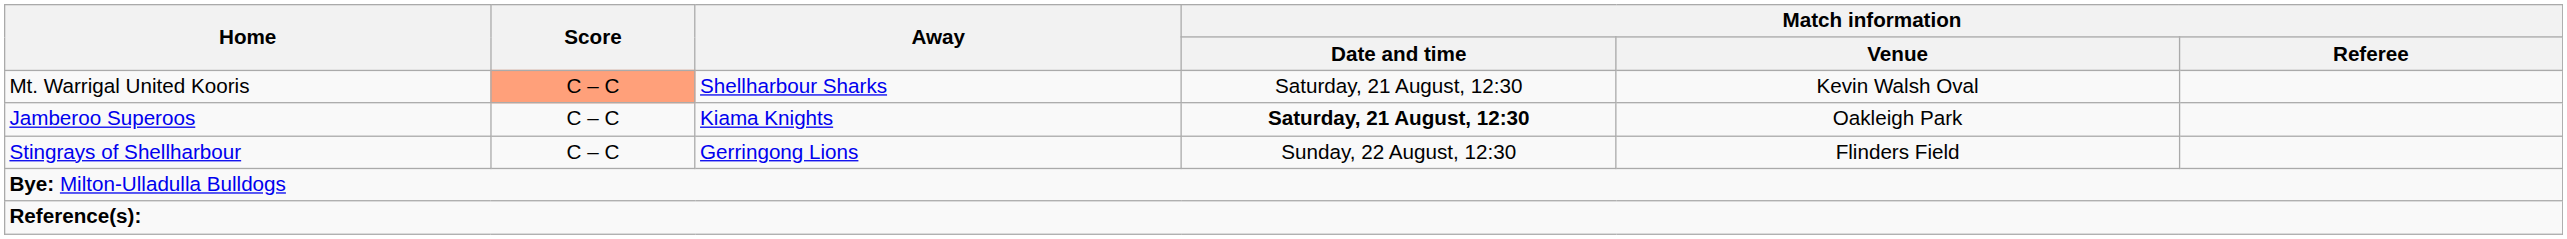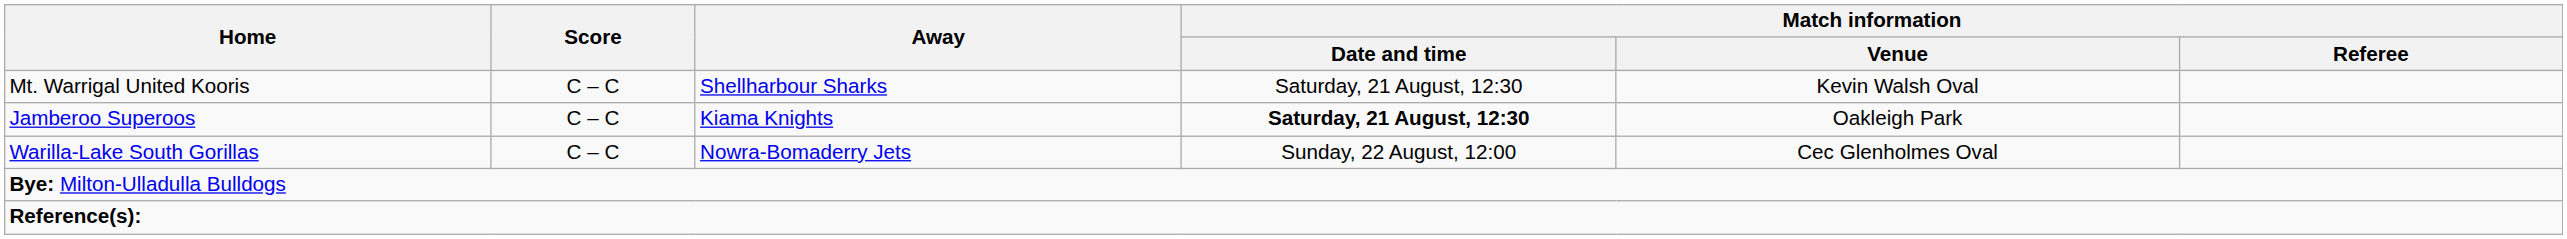(593, 86) lightsalmon background -> (593, 86) no background
+ row: (134, 151)
- row: (125, 151)
